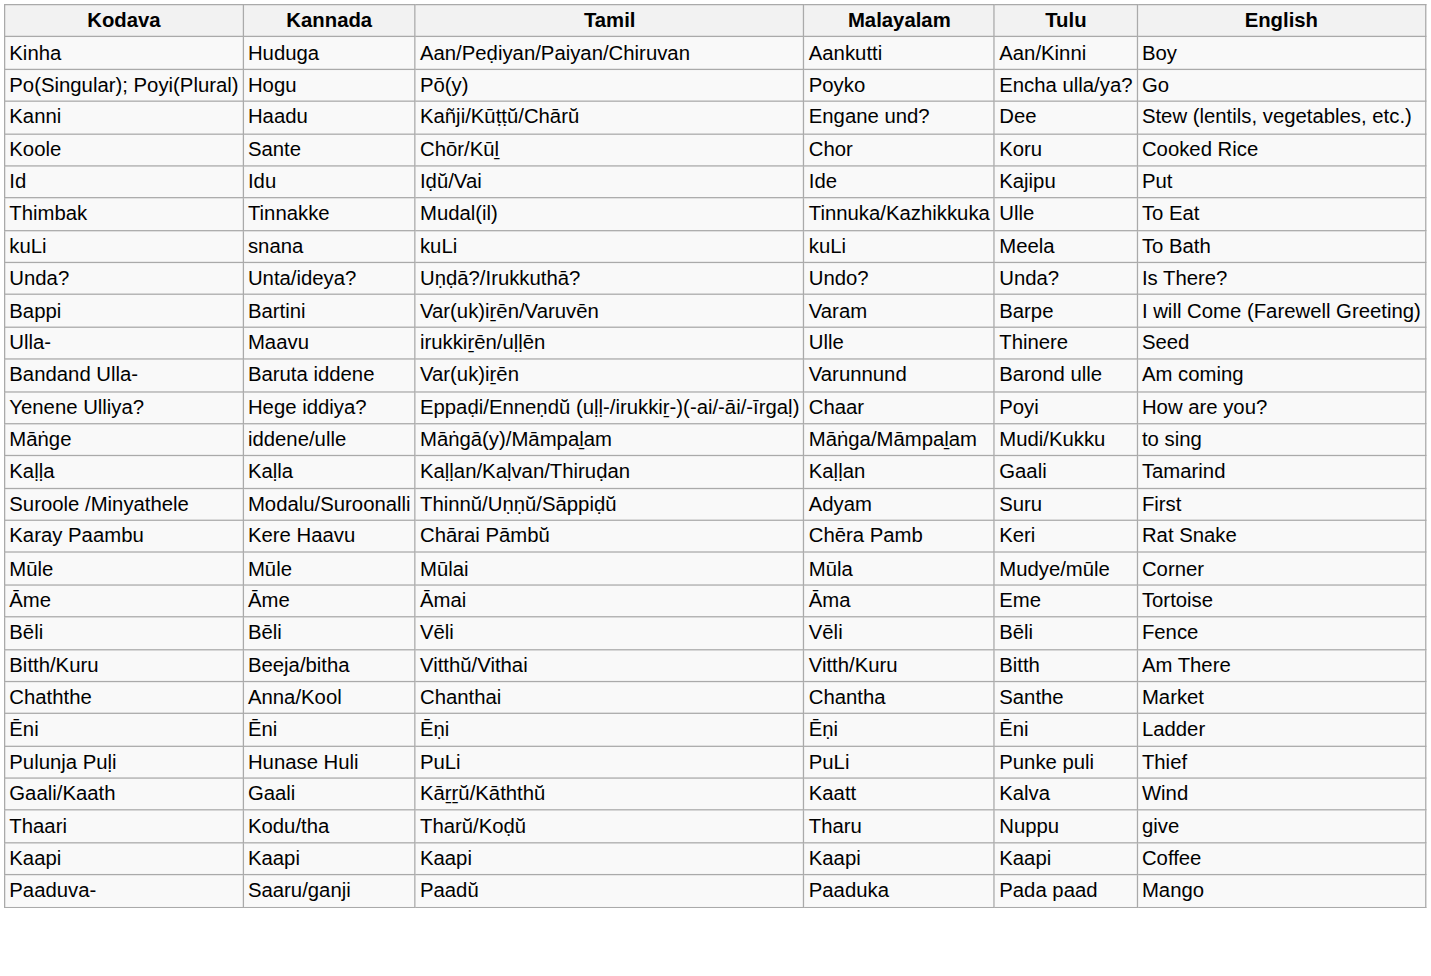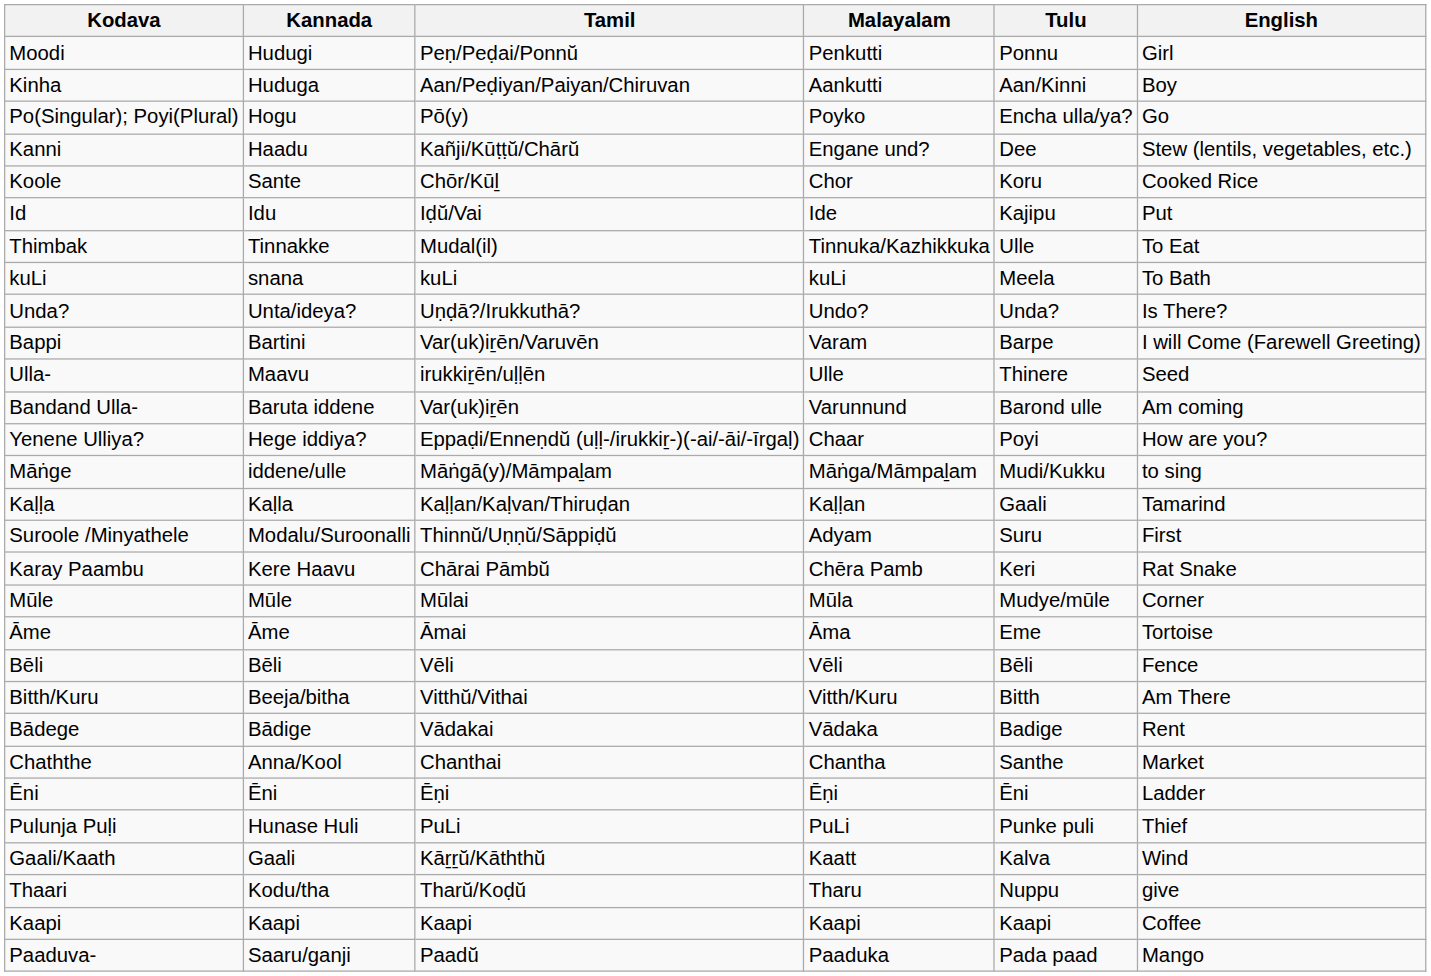+ row: (37, 52)
+ row: (44, 729)
